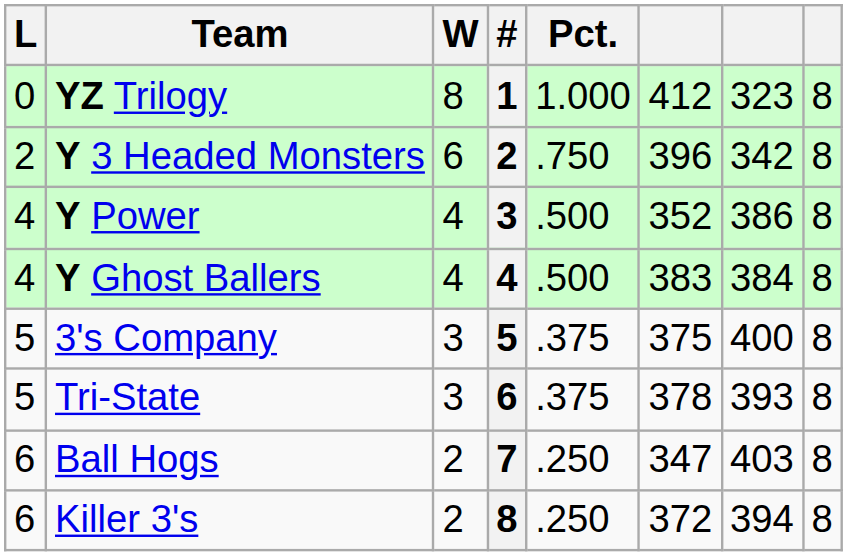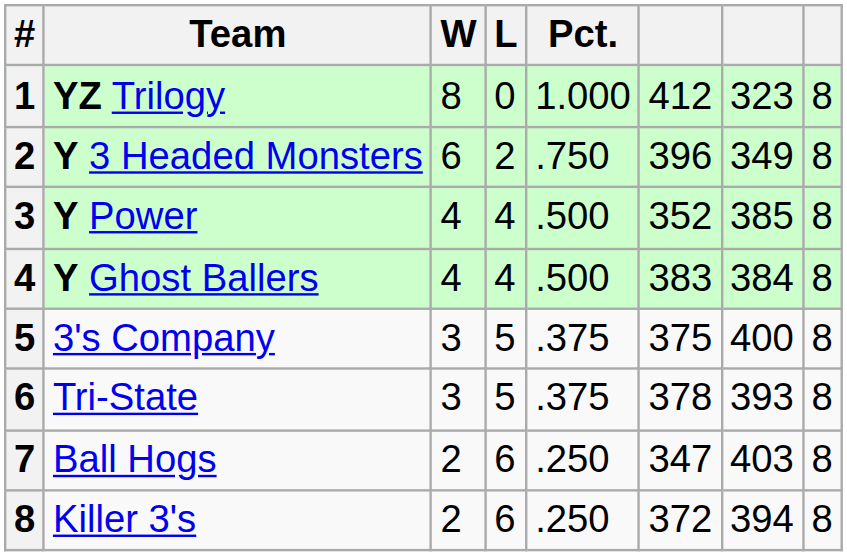columns swapped: (507, 34) <-> (26, 34)
(762, 156) 342 -> (762, 156) 349
(762, 216) 386 -> (762, 216) 385
